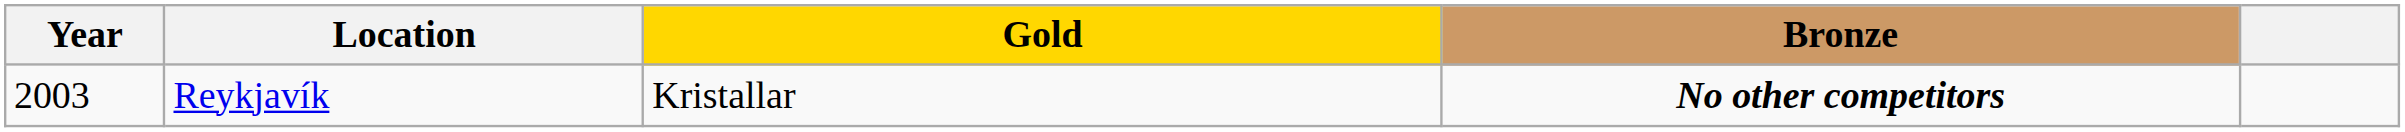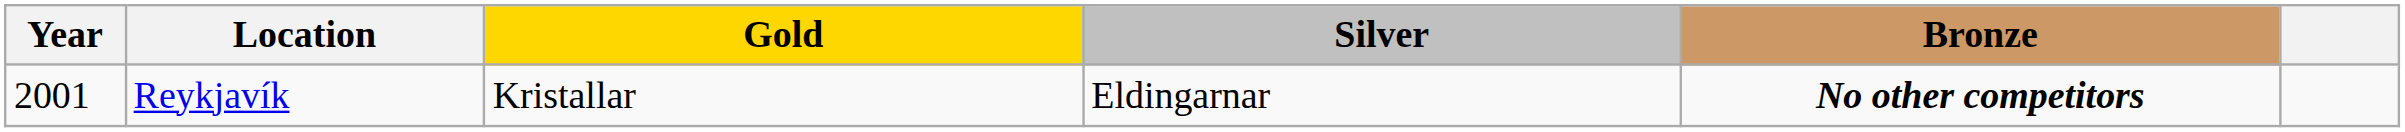+ column: (1382, 34)
(52, 94) 2003 -> (52, 94) 2001
